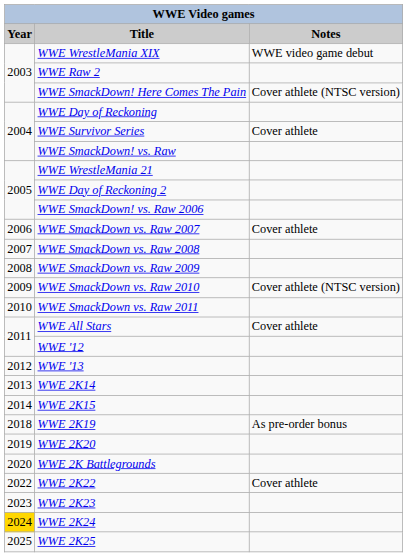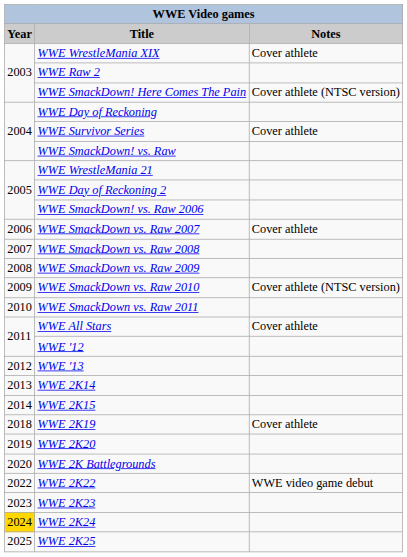(313, 53) WWE video game debut -> (285, 53) Cover athlete
(299, 424) As pre-order bonus -> (285, 424) Cover athlete
(285, 483) Cover athlete -> (313, 483) WWE video game debut
